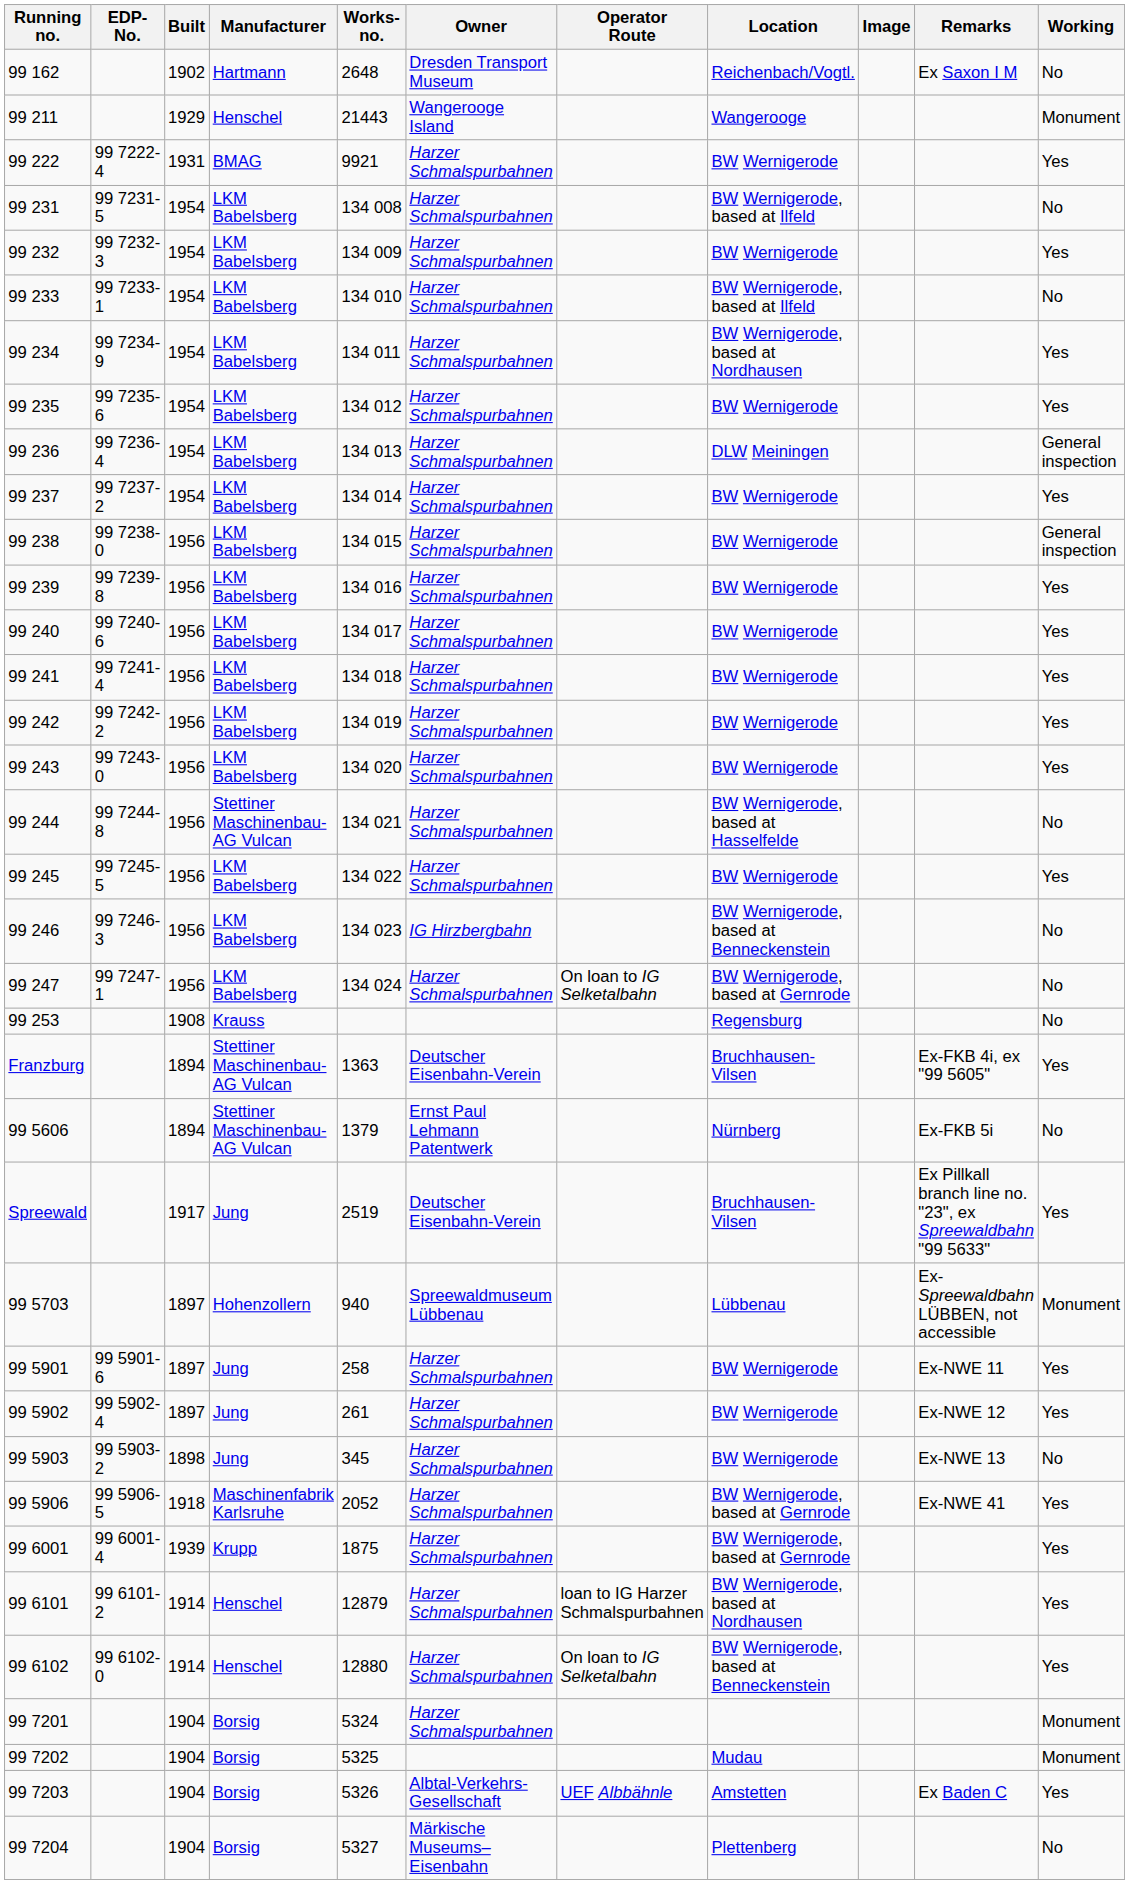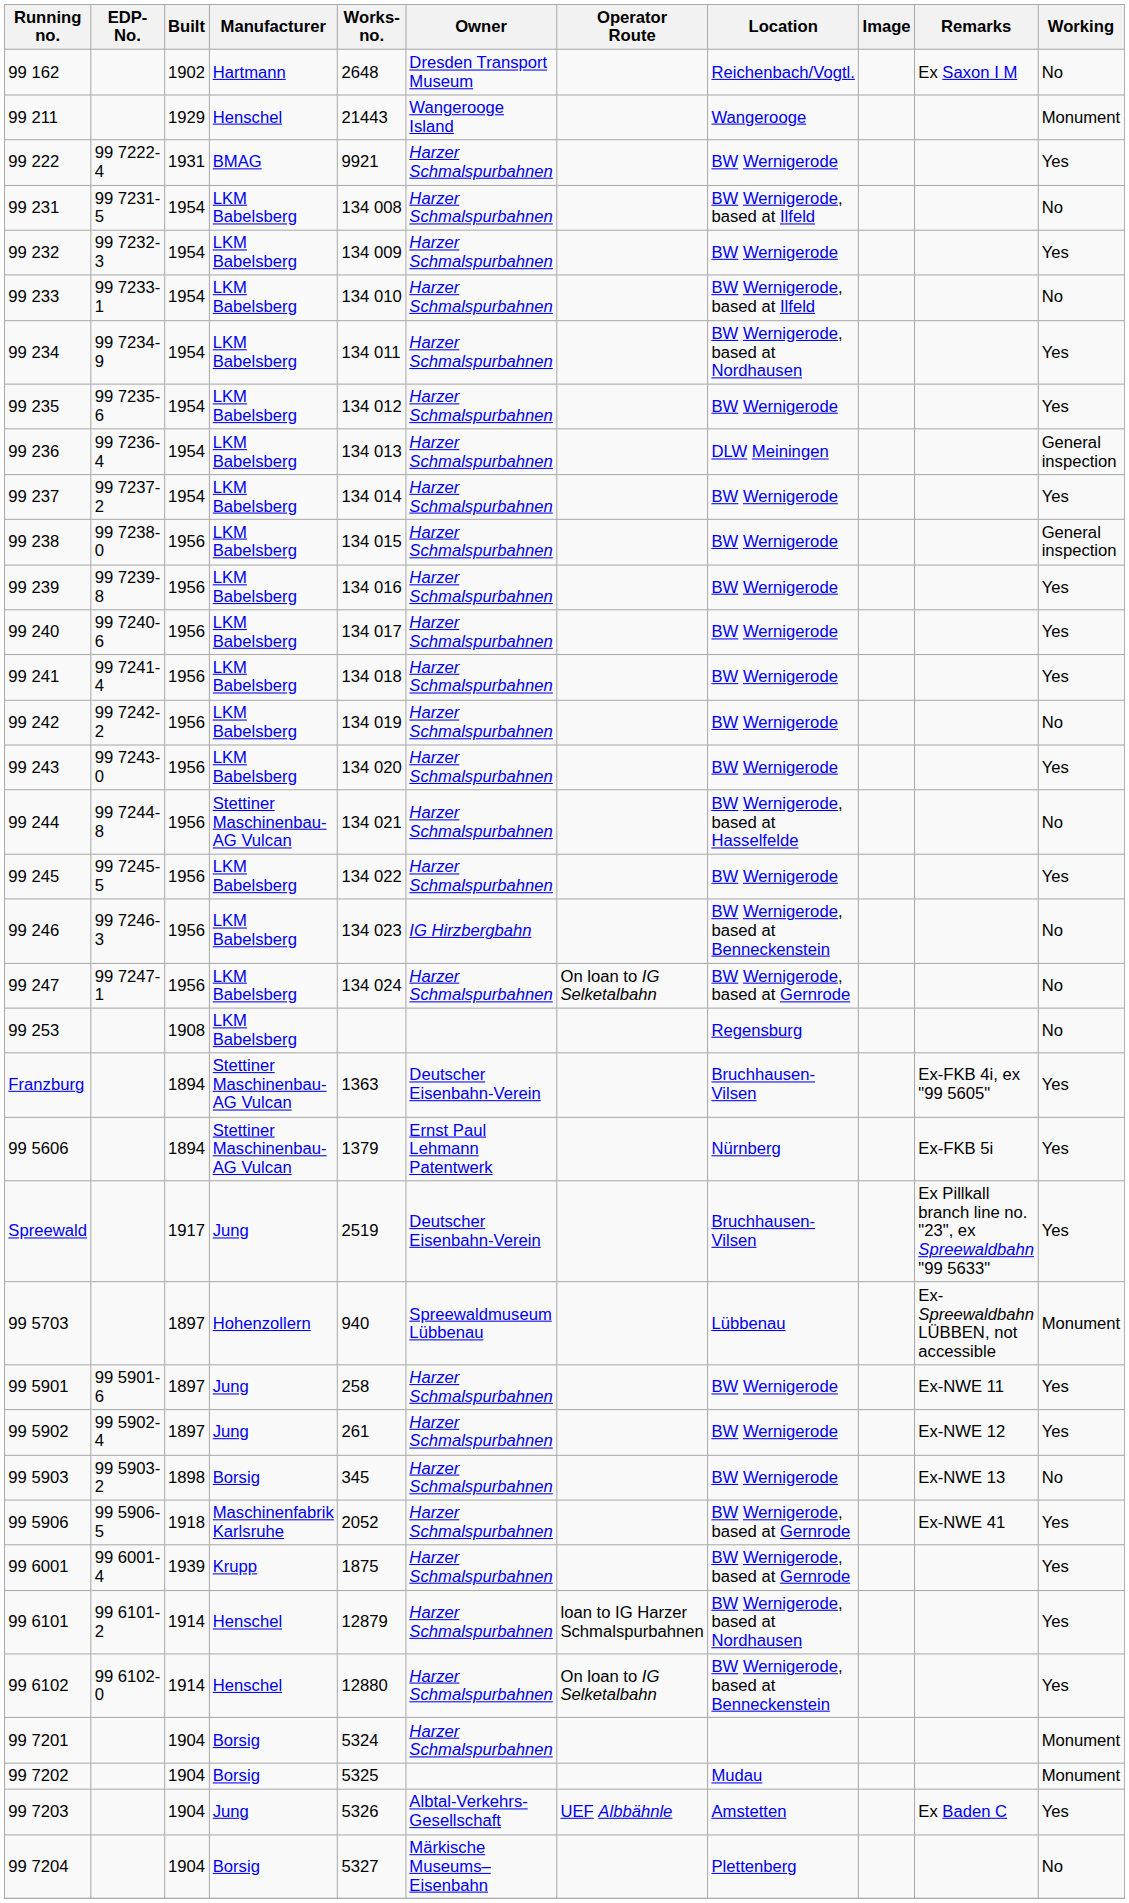(1055, 722) Yes -> (1052, 722) No
(239, 1021) Krauss -> (255, 1030) LKM Babelsberg
(1052, 1130) No -> (1055, 1148) Yes
(231, 1458) Jung -> (236, 1477) Borsig
(236, 1793) Borsig -> (231, 1811) Jung
